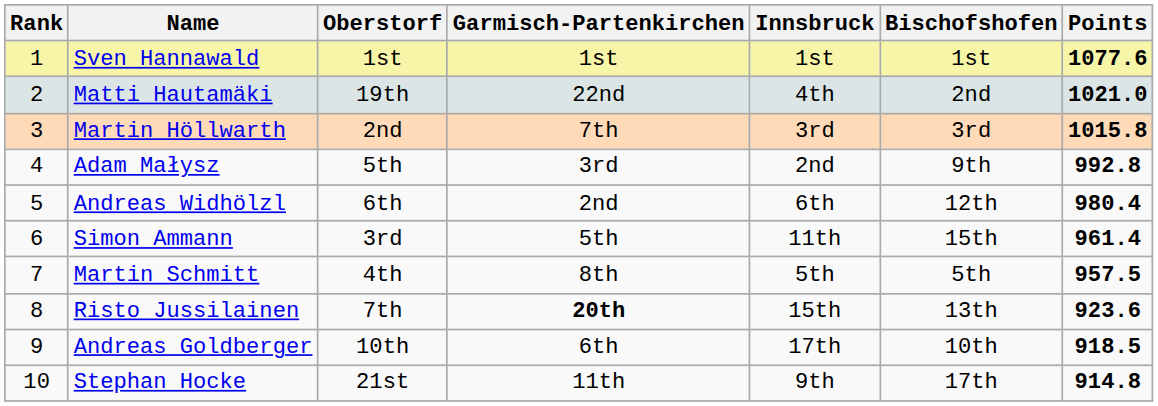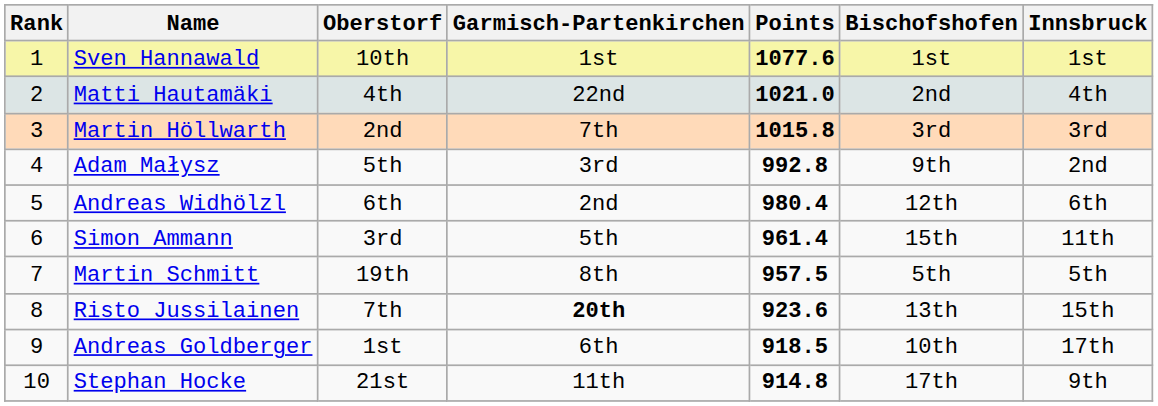columns swapped: (815, 23) <-> (1108, 23)
(383, 59) 1st -> (383, 59) 10th
(383, 95) 19th -> (383, 95) 4th
(383, 275) 4th -> (383, 275) 19th
(383, 347) 10th -> (383, 347) 1st
